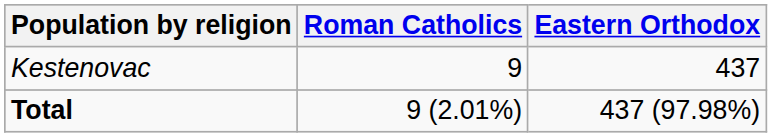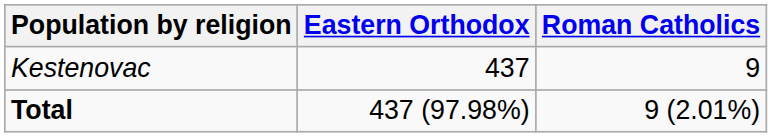columns swapped: (647, 25) <-> (413, 25)
